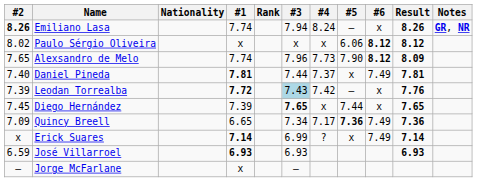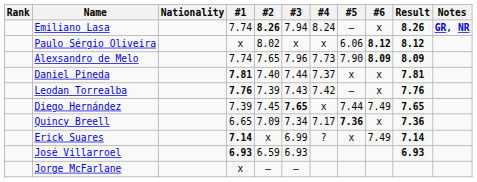columns swapped: (268, 12) <-> (18, 12)
(379, 59) 8.12 -> (379, 59) 8.09
(379, 75) 7.49 -> (379, 75) x
(240, 91) 7.72 -> (240, 91) 7.76
(296, 91) lightblue background -> (296, 91) no background
(379, 106) x -> (379, 106) 7.49
(379, 122) 7.49 -> (379, 122) x
